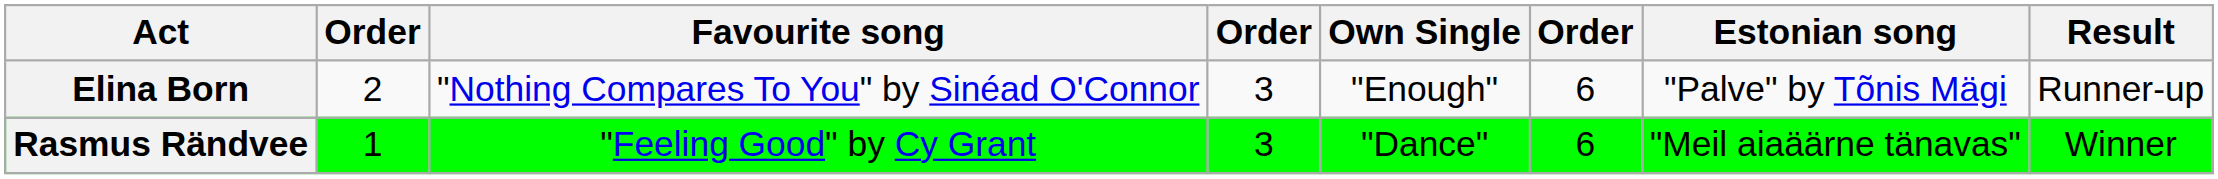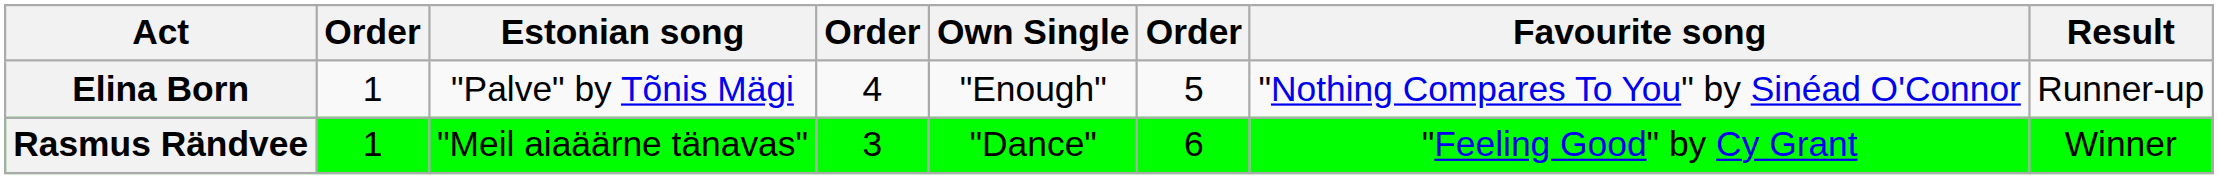columns swapped: (818, 32) <-> (1835, 32)
(372, 88) 2 -> (372, 88) 1
(1264, 88) 3 -> (872, 88) 4
(1585, 88) 6 -> (1194, 88) 5
